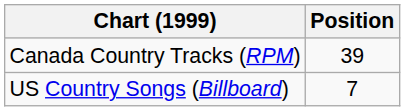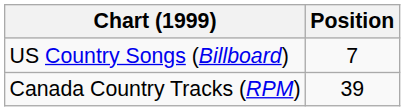rows swapped: (155, 55) <-> (149, 88)
